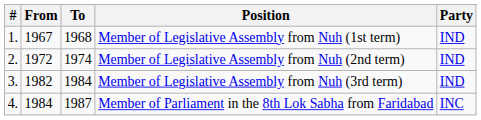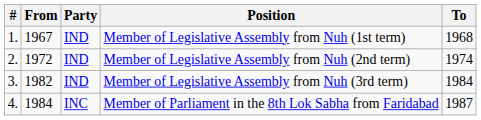columns swapped: (78, 15) <-> (456, 15)
